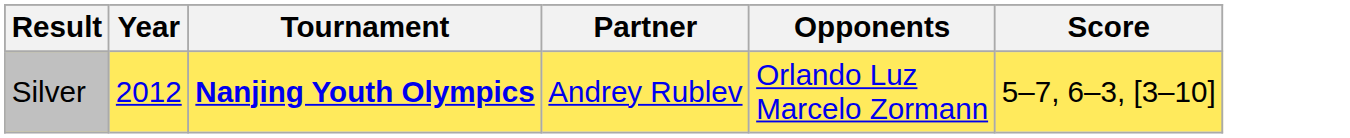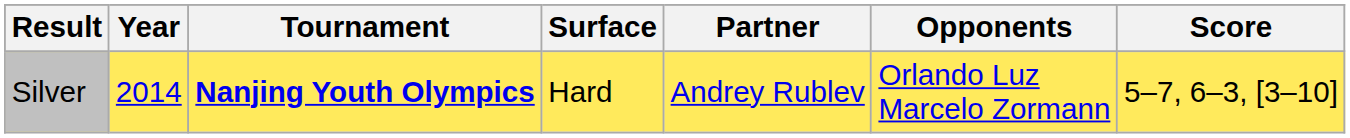+ column: (603, 27)
(149, 91) 2012 -> (149, 91) 2014
